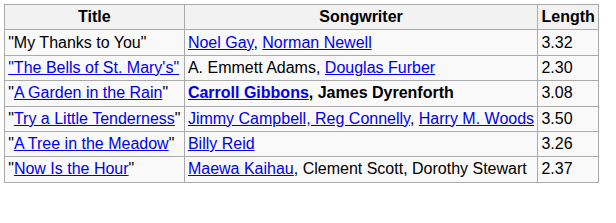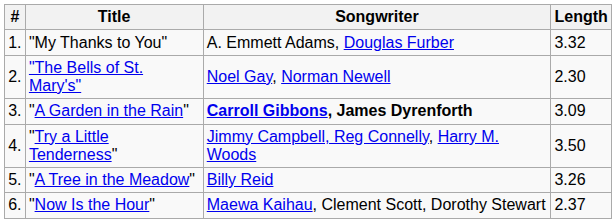+ column: (15, 17)
(280, 42) Noel Gay, Norman Newell -> (330, 42) A. Emmett Adams, Douglas Furber
(312, 67) A. Emmett Adams, Douglas Furber -> (299, 76) Noel Gay, Norman Newell
(557, 93) 3.08 -> (570, 111) 3.09
